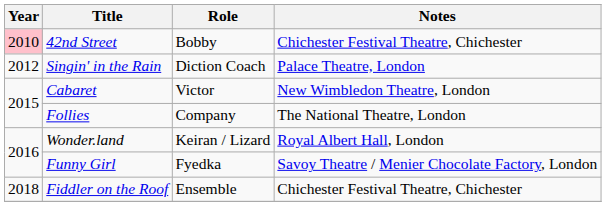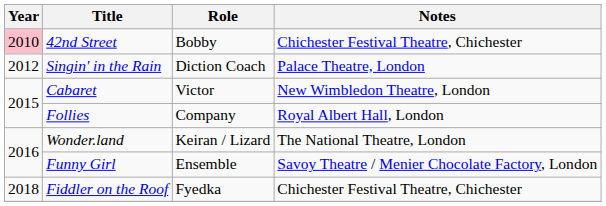(372, 115) The National Theatre, London -> (361, 115) Royal Albert Hall, London
(361, 139) Royal Albert Hall, London -> (372, 139) The National Theatre, London
(198, 164) Fyedka -> (206, 164) Ensemble
(206, 189) Ensemble -> (198, 189) Fyedka
